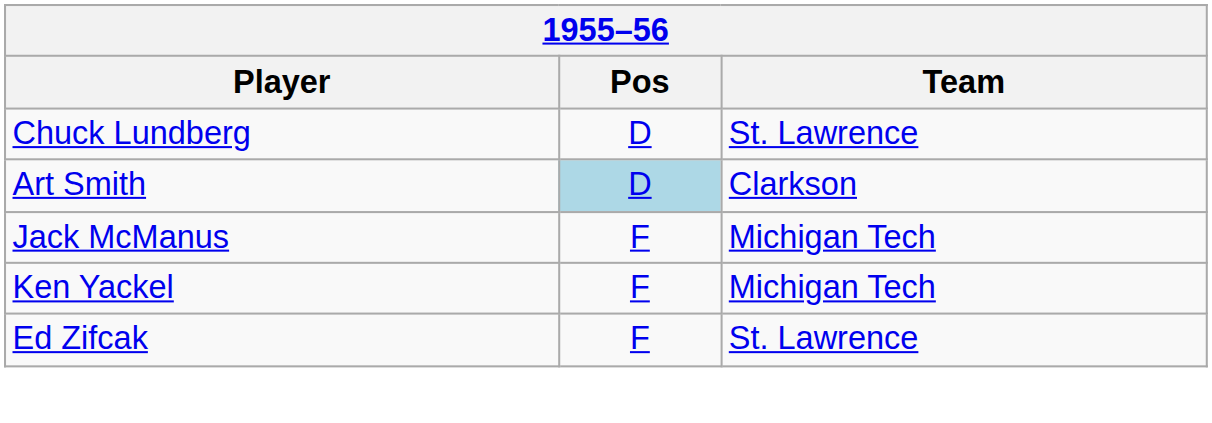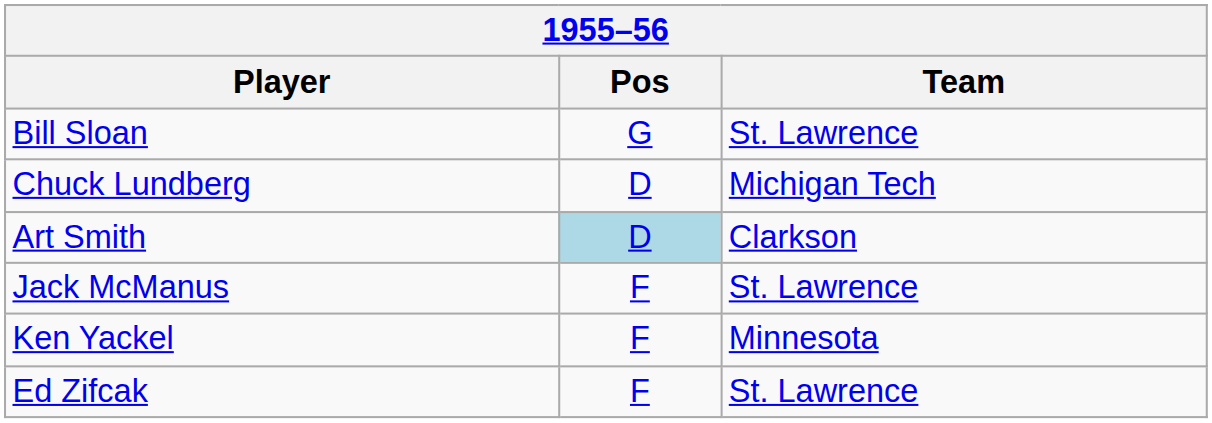+ row: (80, 133)
(824, 133) St. Lawrence -> (832, 184) Michigan Tech
(832, 236) Michigan Tech -> (824, 287) St. Lawrence
(832, 287) Michigan Tech -> (804, 339) Minnesota
